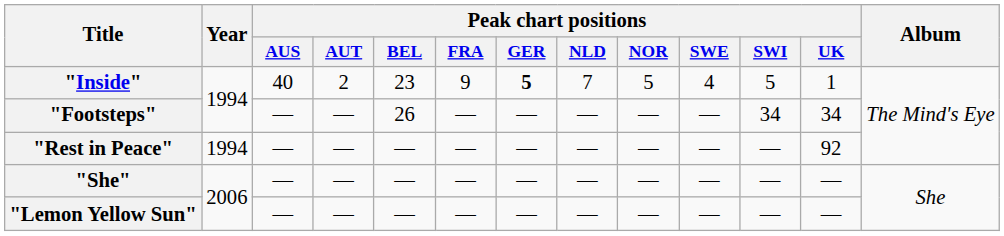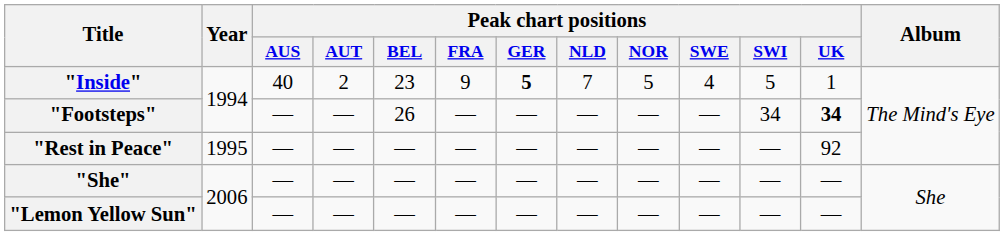(831, 115) normal -> (831, 115) bold
(227, 148) 1994 -> (227, 148) 1995
